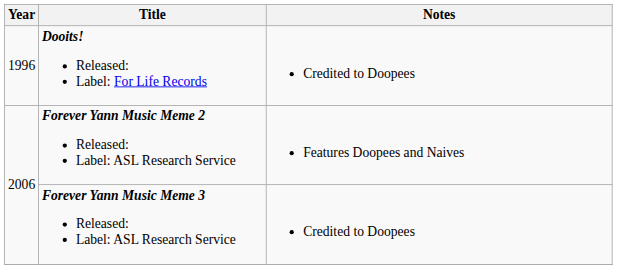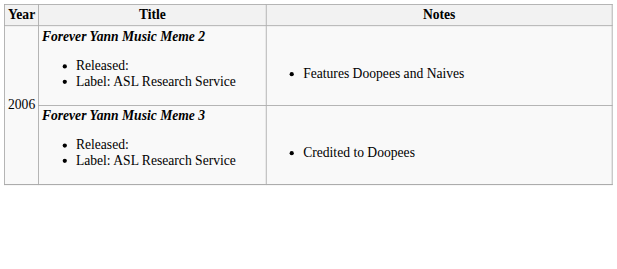- row: (152, 59)
